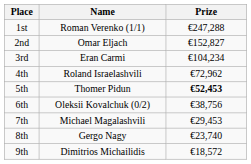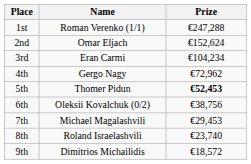(206, 43) €152,827 -> (206, 43) €152,624
(103, 74) Roland Israelashvili -> (103, 74) Gergo Nagy
(103, 136) Gergo Nagy -> (103, 136) Roland Israelashvili
